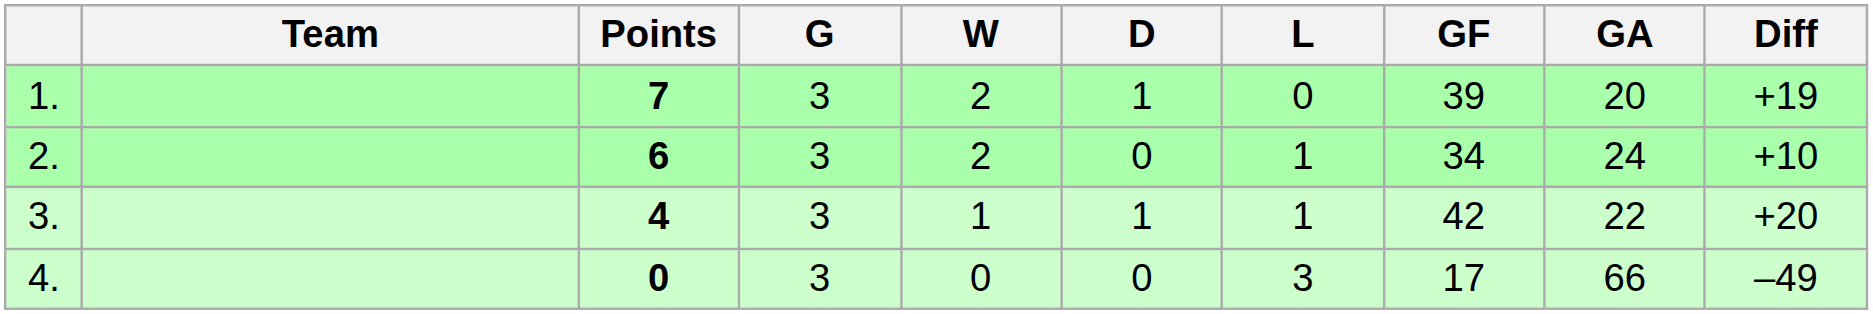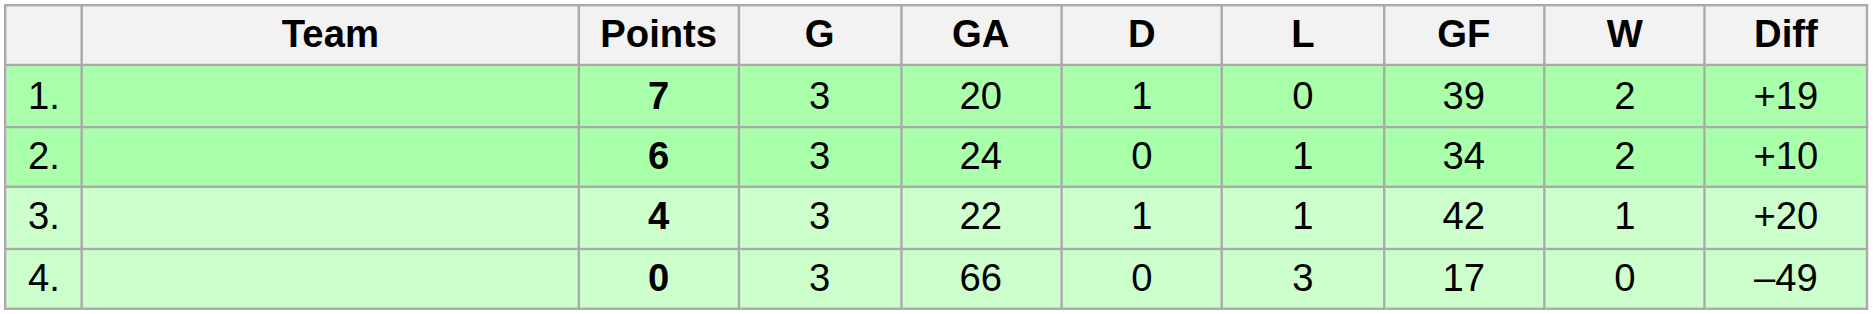columns swapped: (981, 34) <-> (1625, 34)
